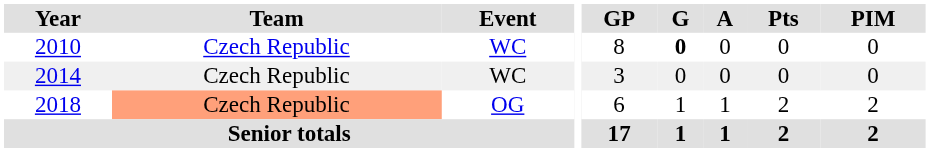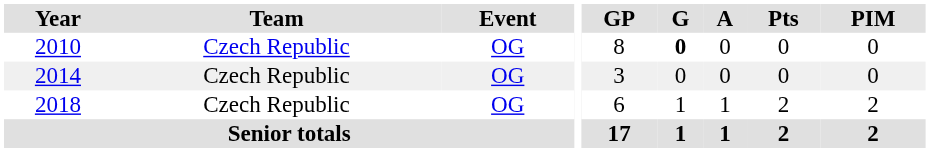(508, 46) WC -> (508, 46) OG
(508, 75) WC -> (508, 75) OG
(276, 104) lightsalmon background -> (276, 104) no background
